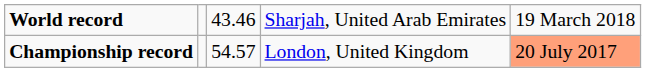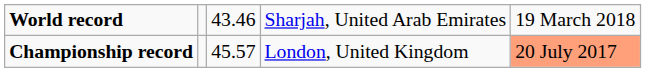(233, 51) 54.57 -> (233, 51) 45.57
